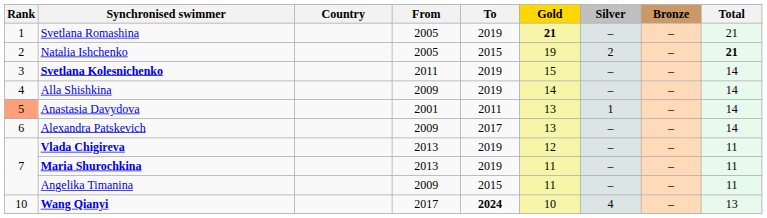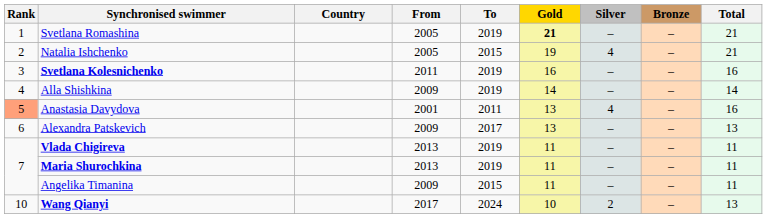(610, 52) 2 -> (610, 52) 4
(732, 52) bold -> (732, 52) normal
(550, 71) 15 -> (550, 71) 16
(732, 71) 14 -> (732, 71) 16
(610, 109) 1 -> (610, 109) 4
(732, 109) 14 -> (732, 109) 16
(732, 128) 14 -> (732, 128) 13
(550, 147) 12 -> (550, 147) 11
(490, 204) bold -> (490, 204) normal
(610, 204) 4 -> (610, 204) 2
